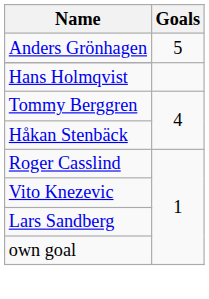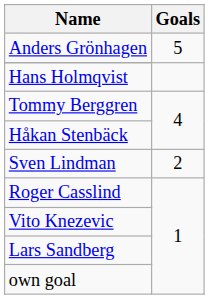+ row: (62, 163)
